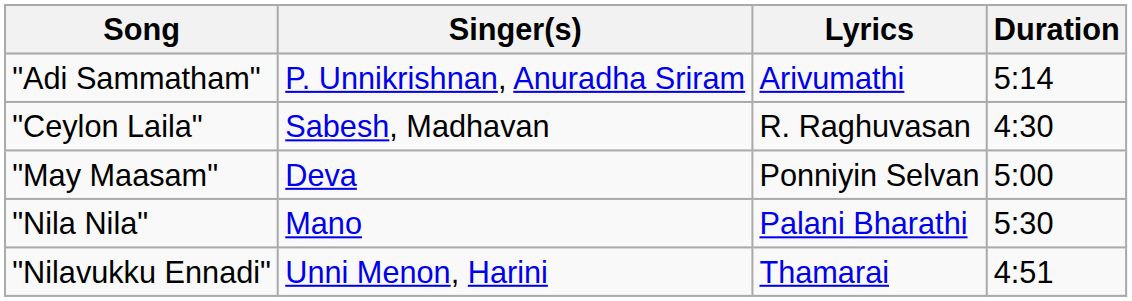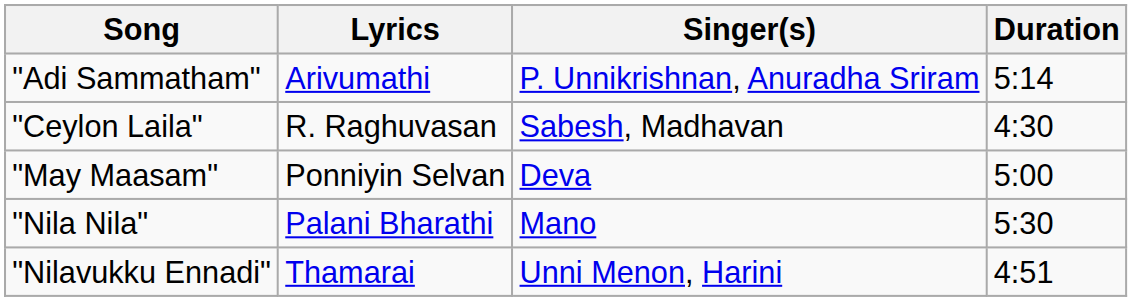columns swapped: (515, 30) <-> (869, 30)
